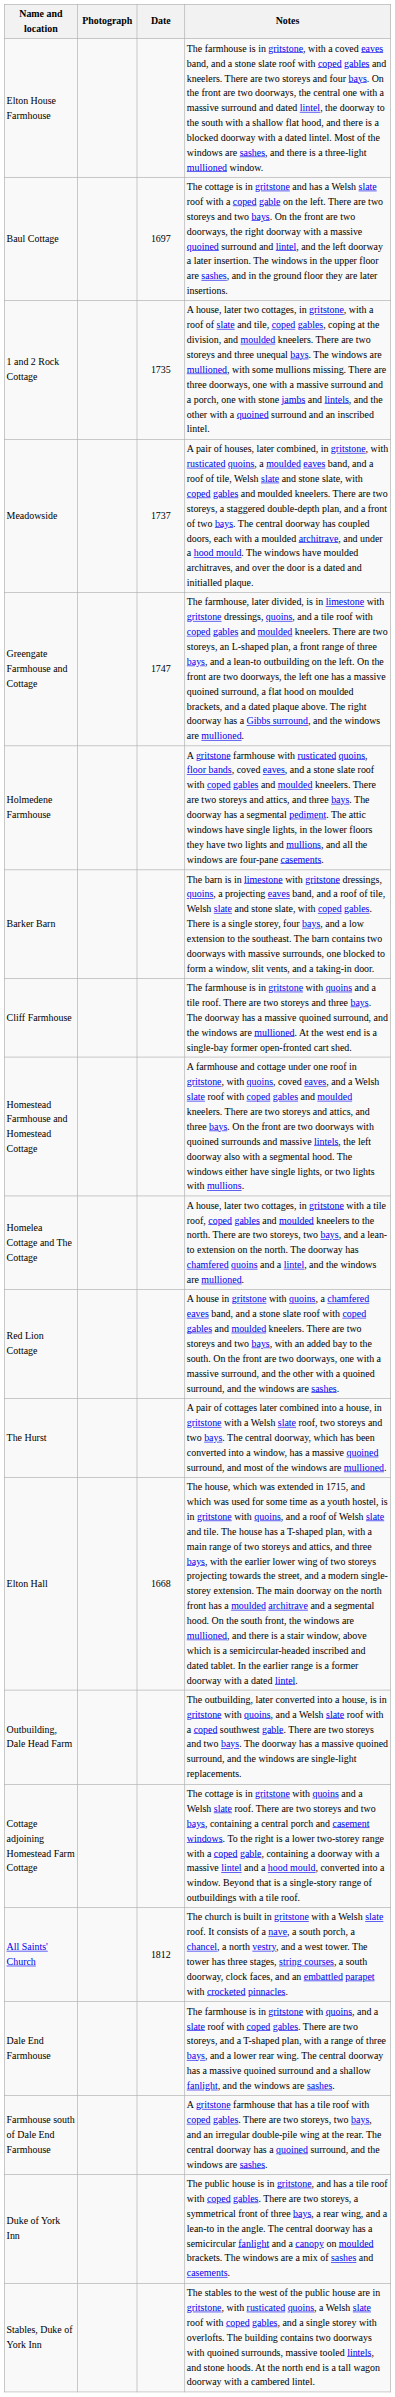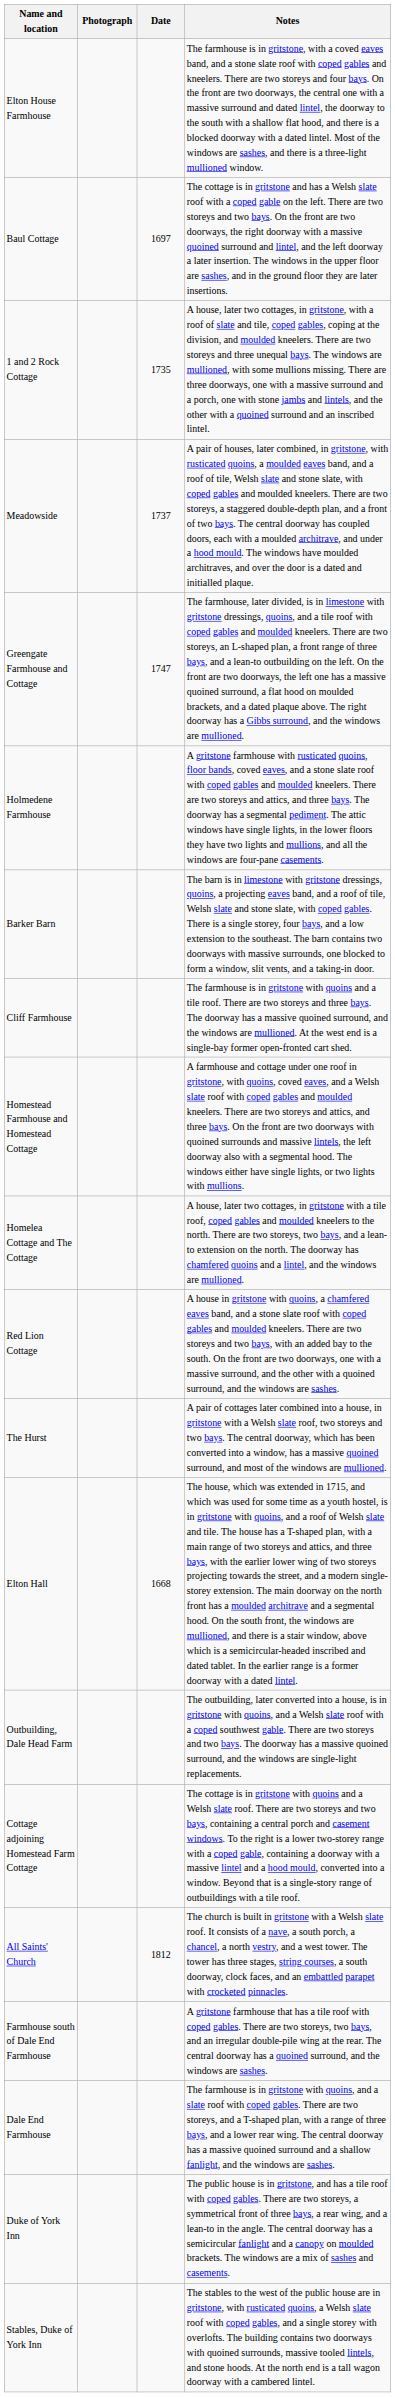rows swapped: (29, 2048) <-> (41, 2135)
